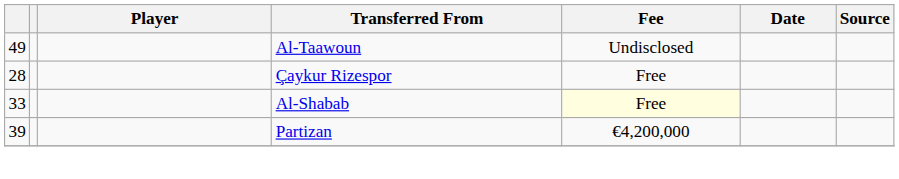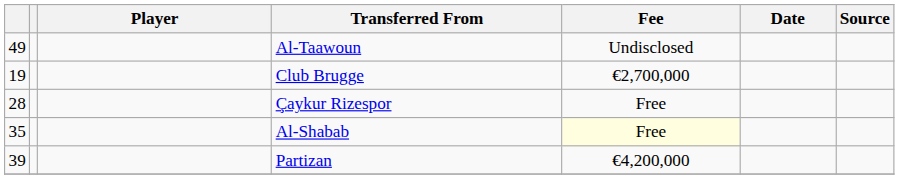+ row: (320, 75)
(17, 103) 33 -> (17, 132) 35
